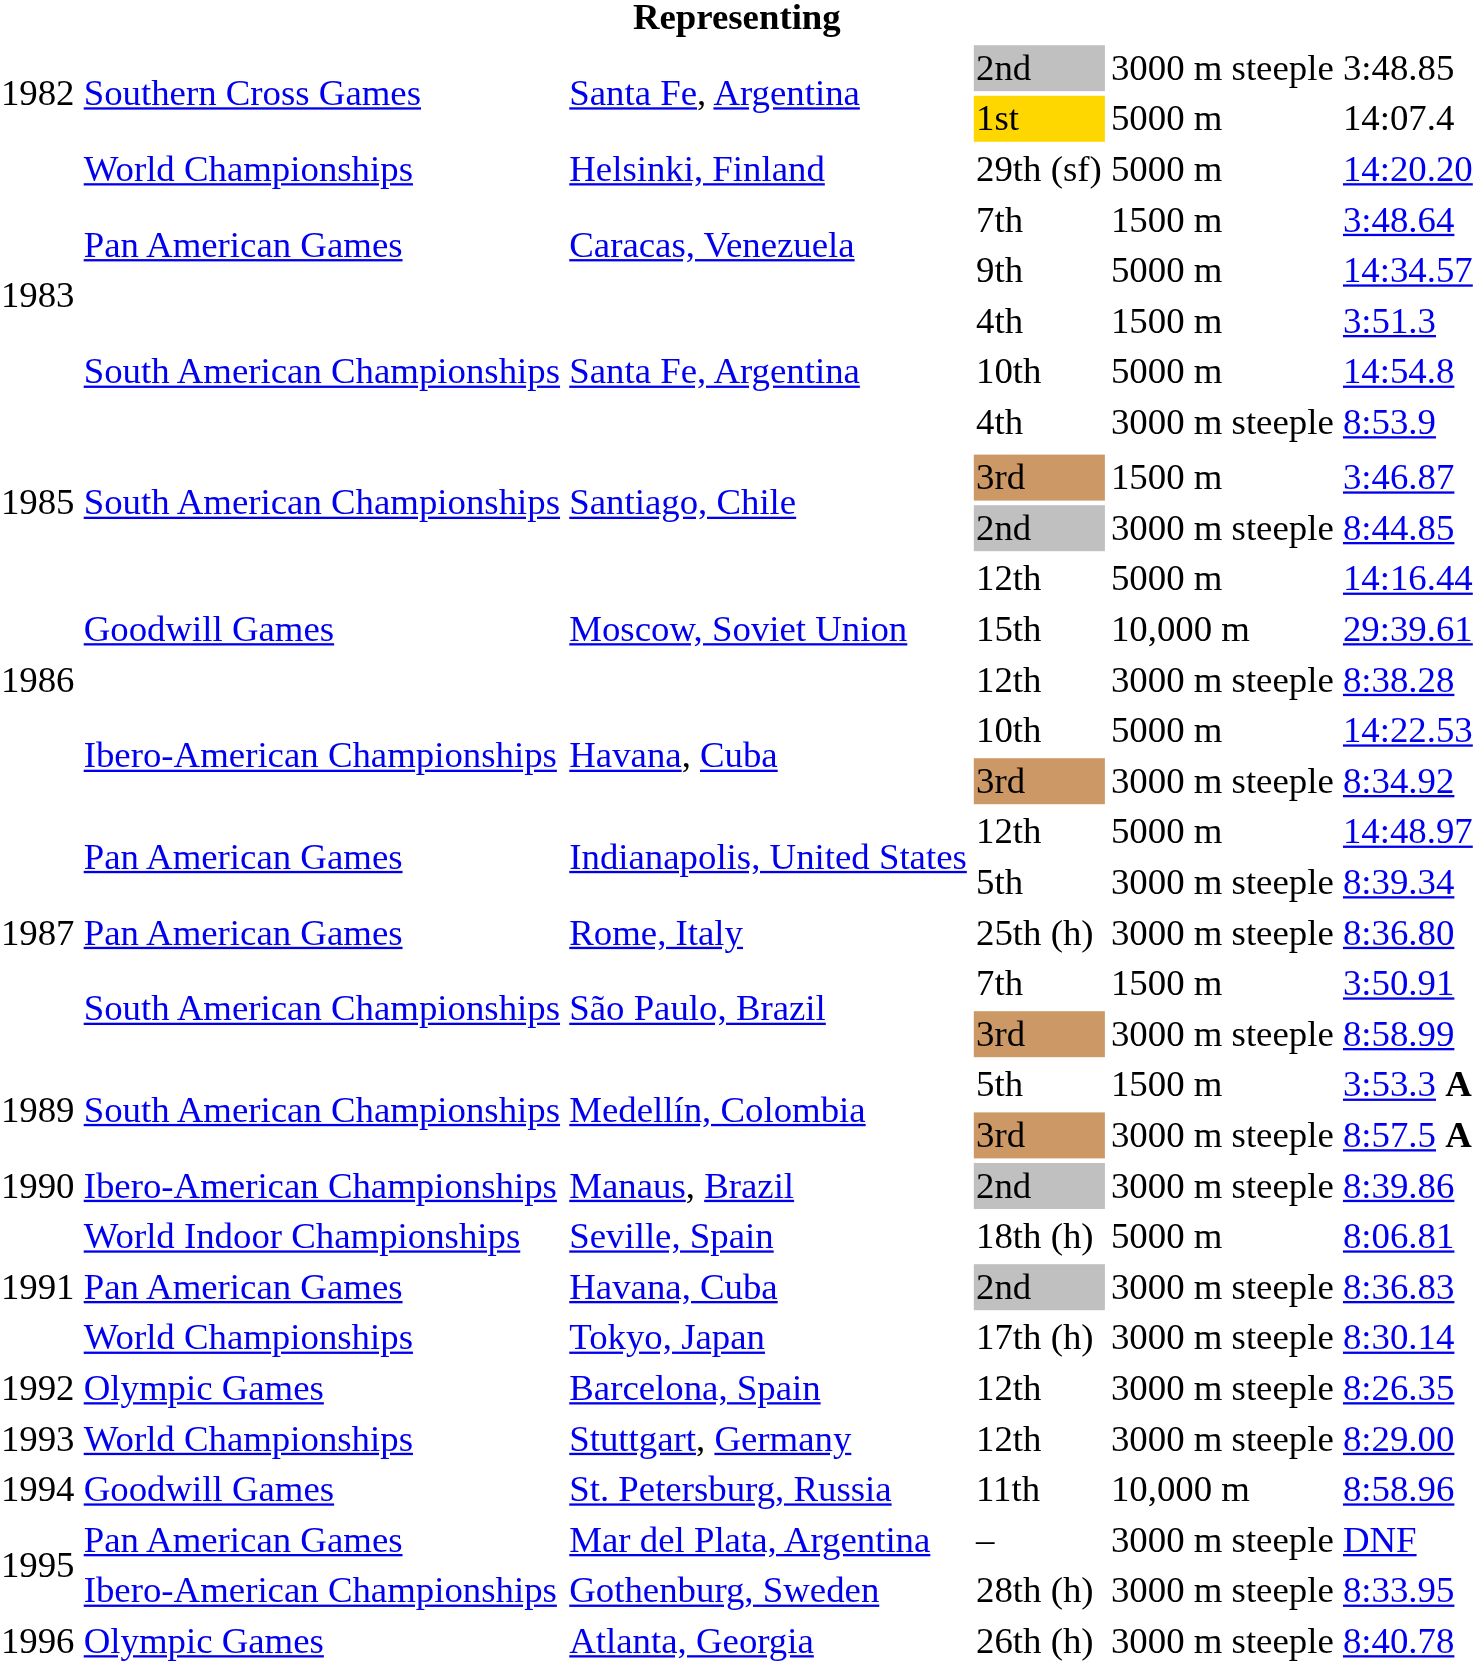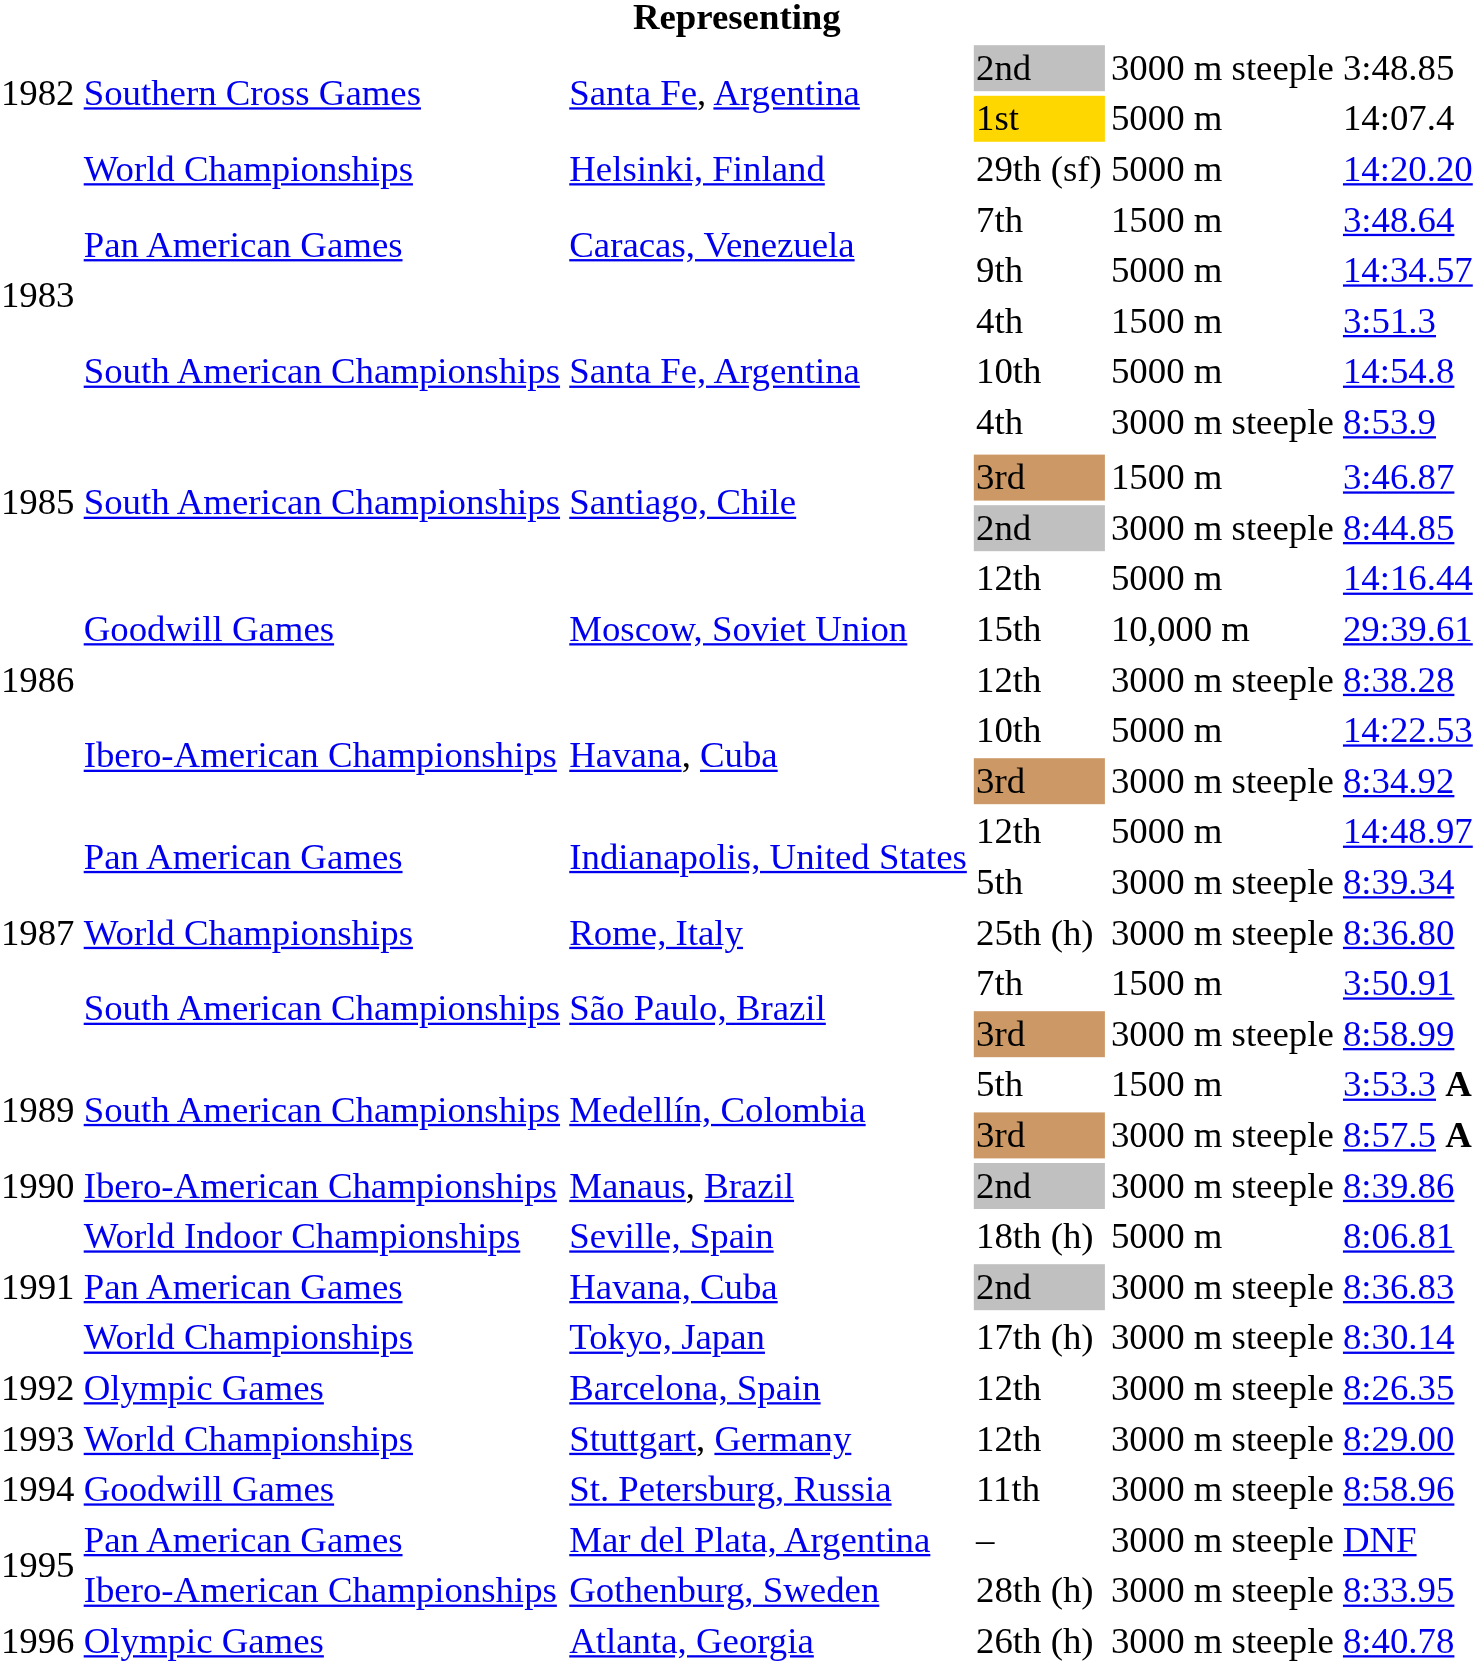(243, 932) Pan American Games -> (248, 932) World Championships
(1180, 1488) 10,000 m -> (1222, 1488) 3000 m steeple
